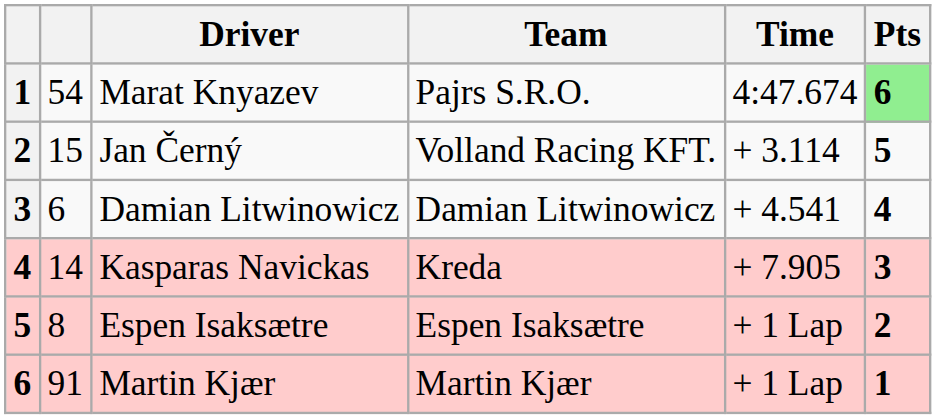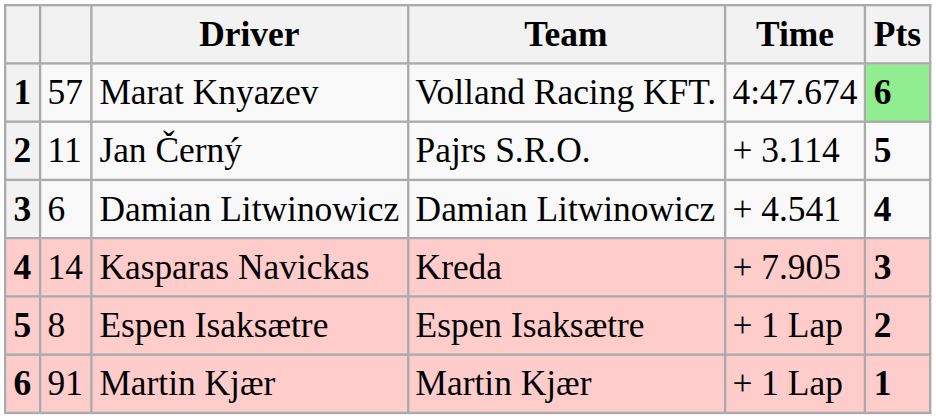(65, 92) 54 -> (65, 92) 57
(503, 92) Pajrs S.R.O. -> (566, 92) Volland Racing KFT.
(65, 150) 15 -> (65, 150) 11
(566, 150) Volland Racing KFT. -> (503, 150) Pajrs S.R.O.
